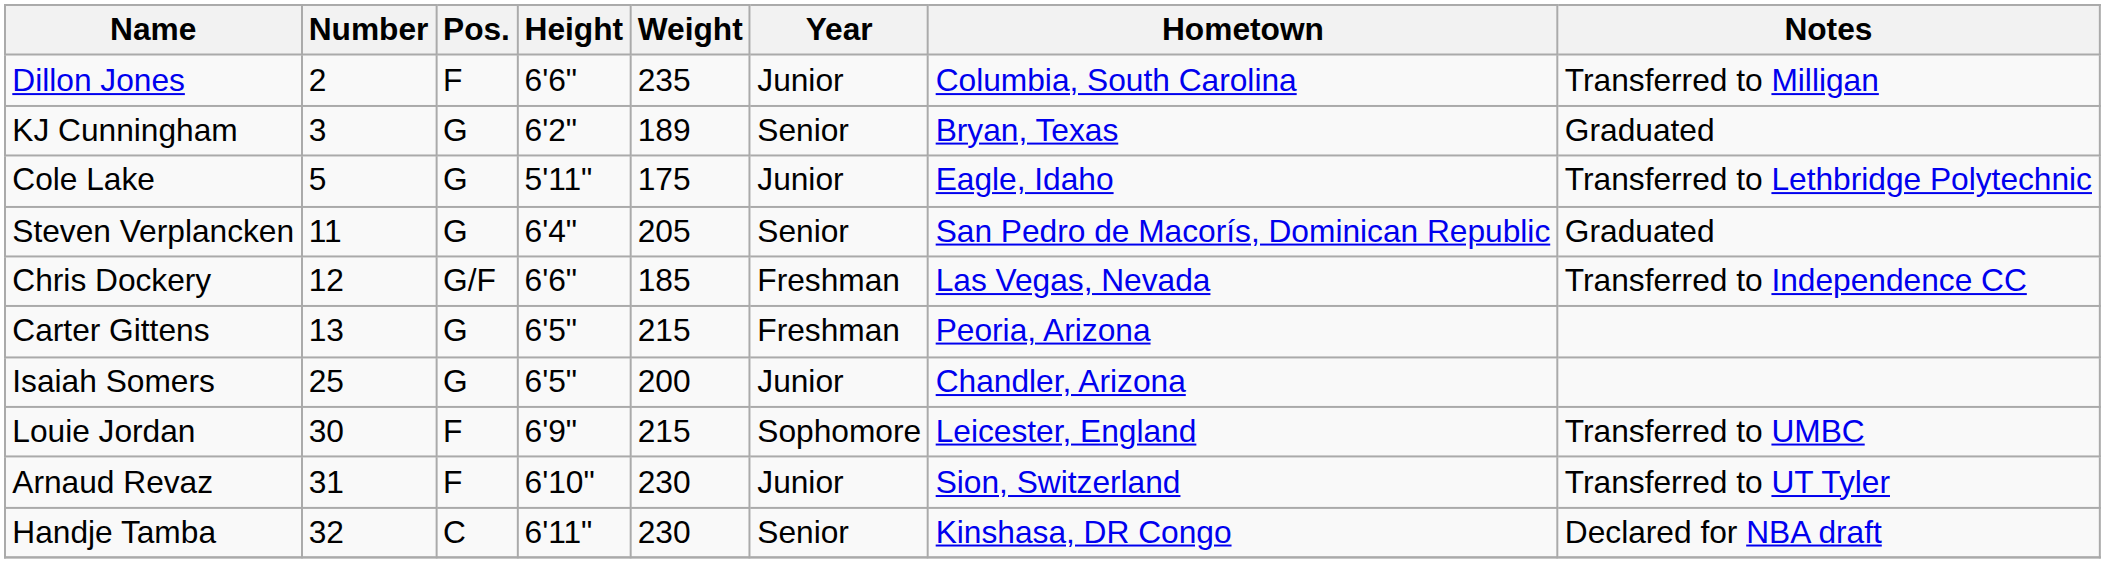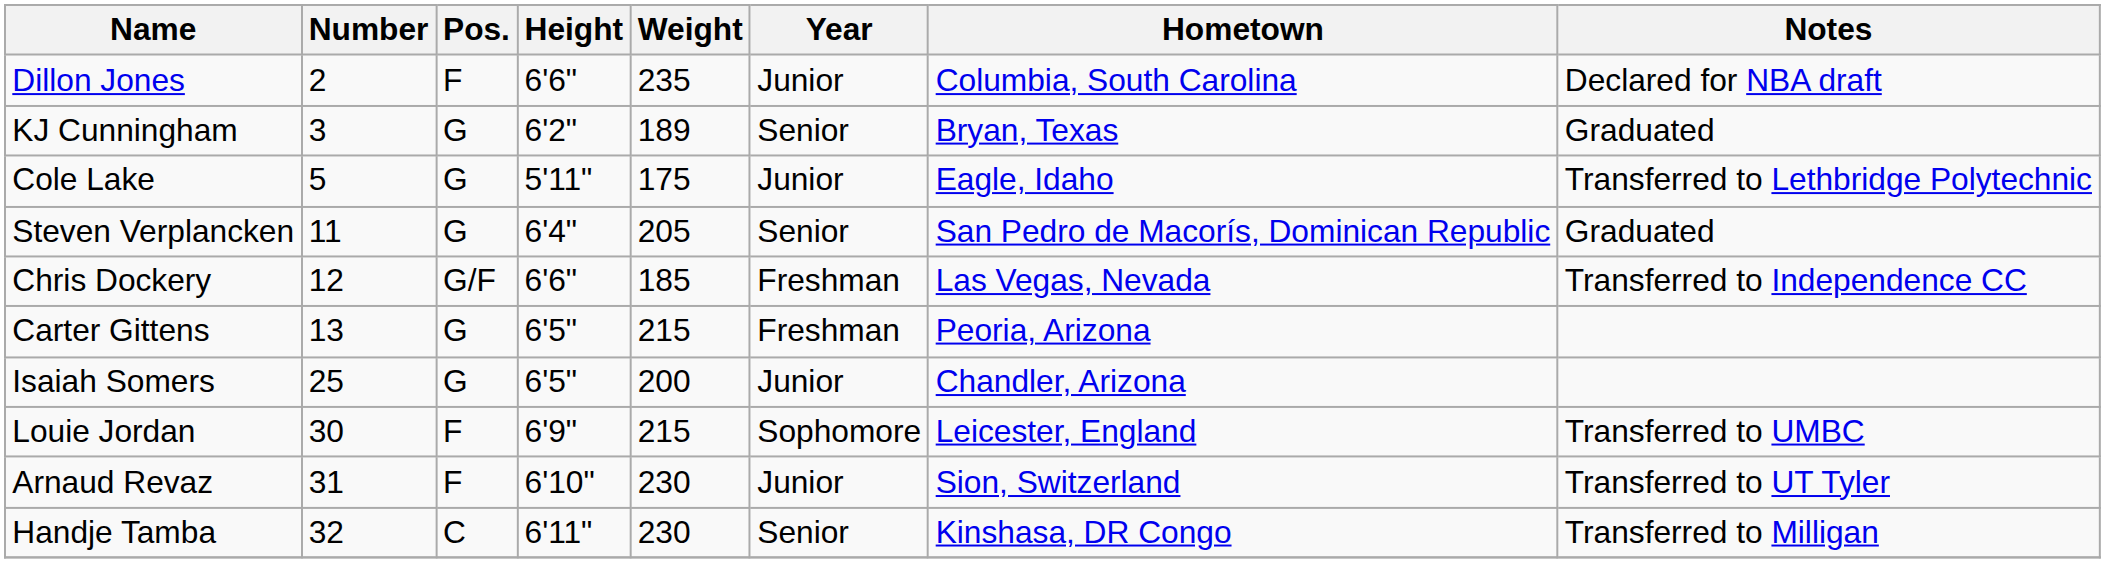(1722, 79) Transferred to Milligan -> (1723, 79) Declared for NBA draft
(1723, 532) Declared for NBA draft -> (1722, 532) Transferred to Milligan
